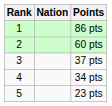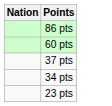- column: (19, 12)
